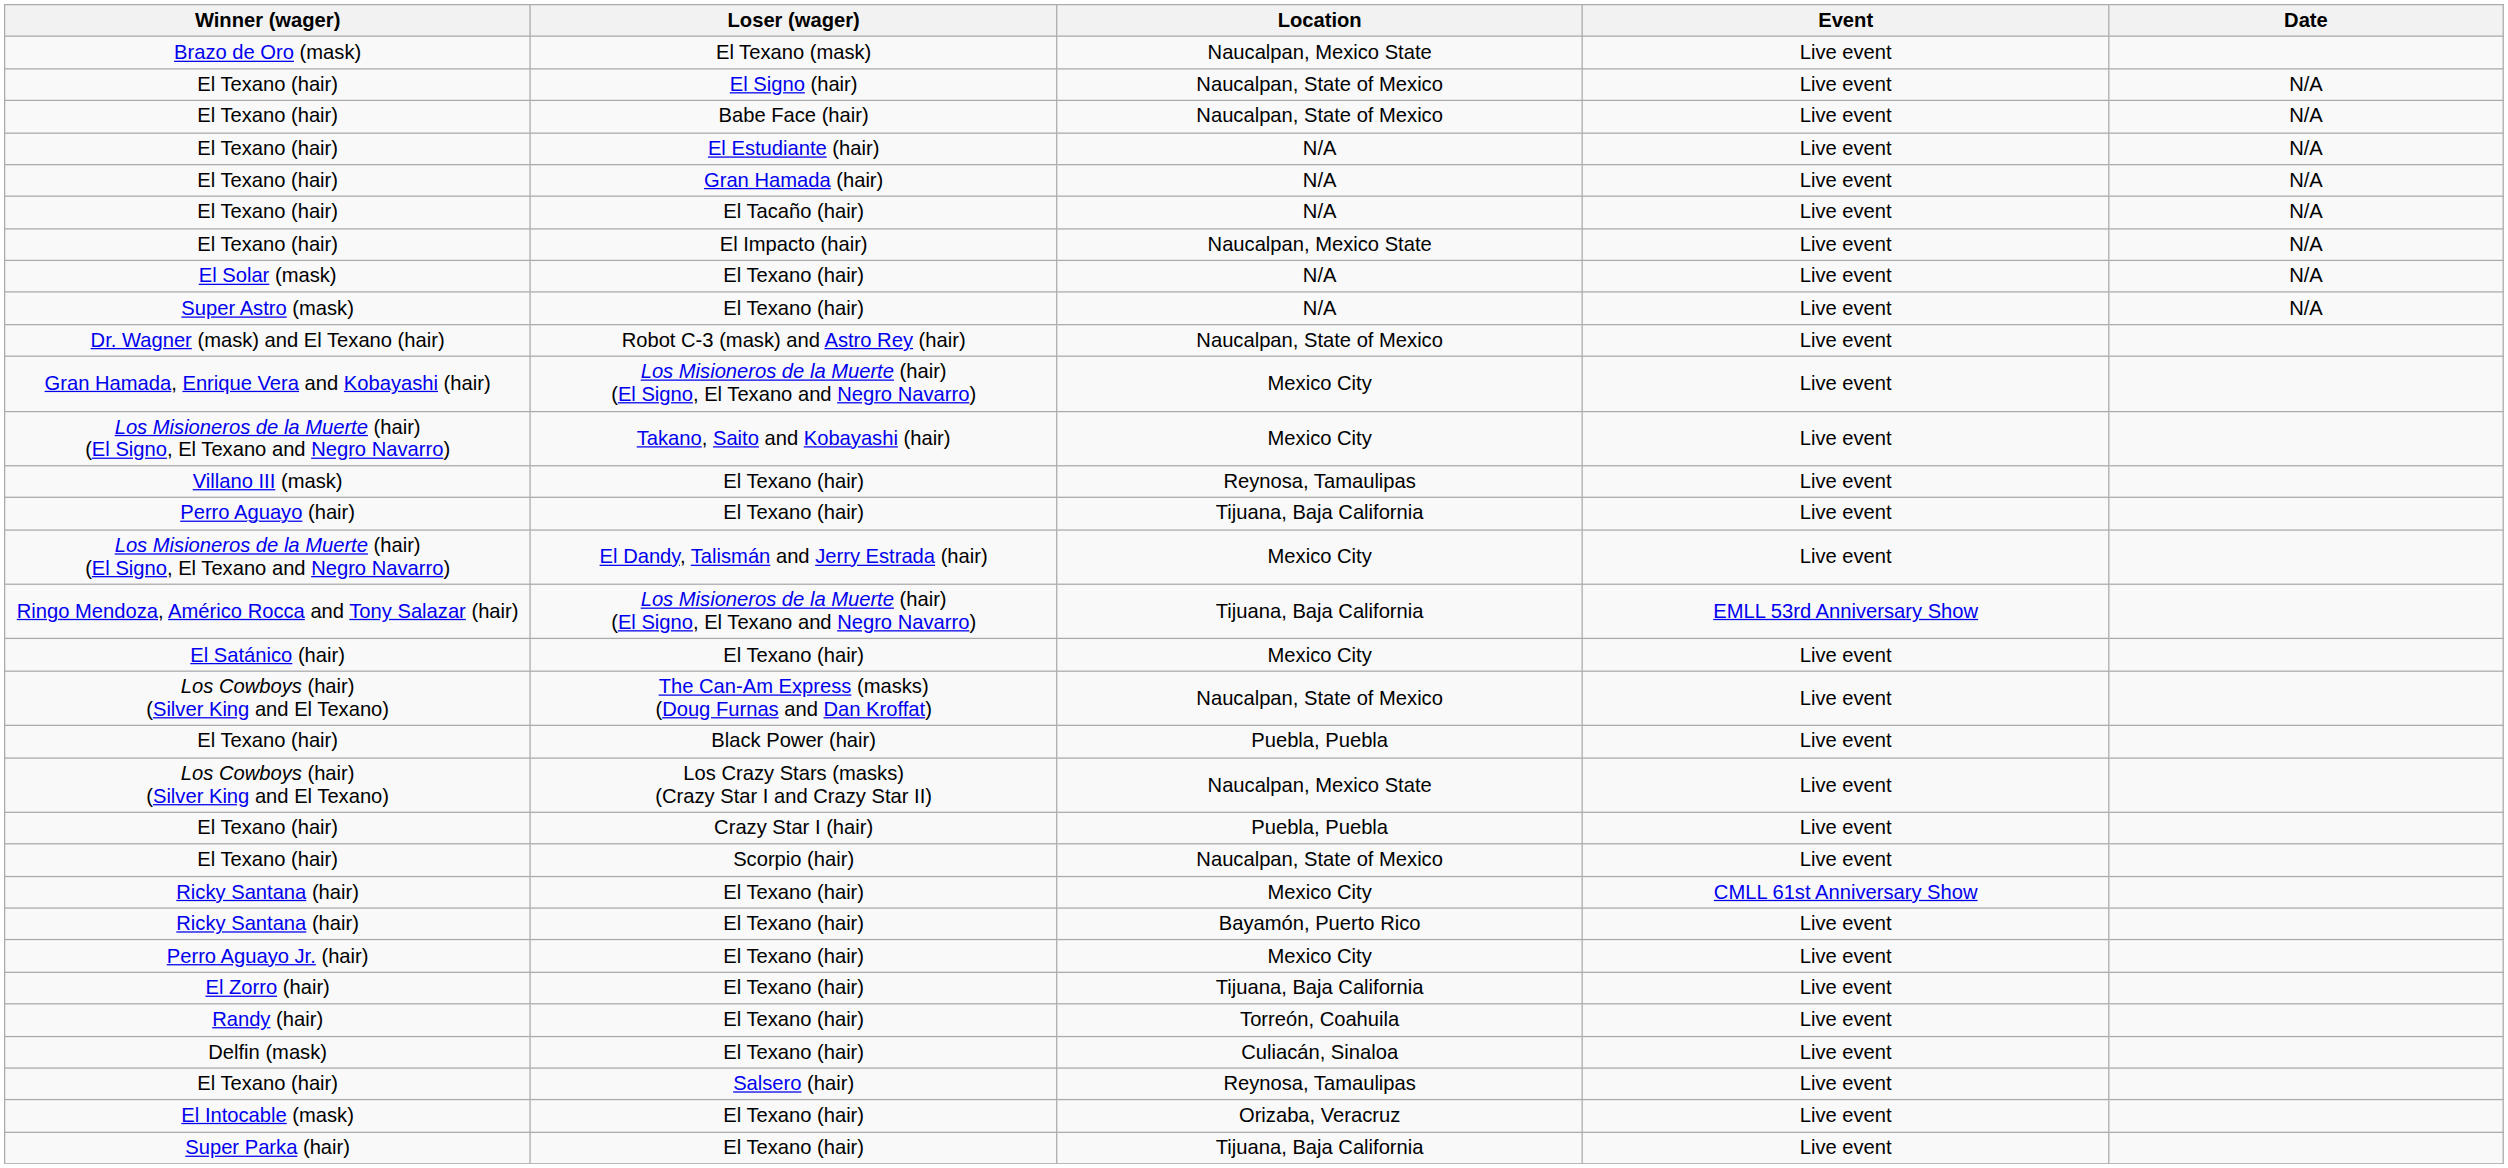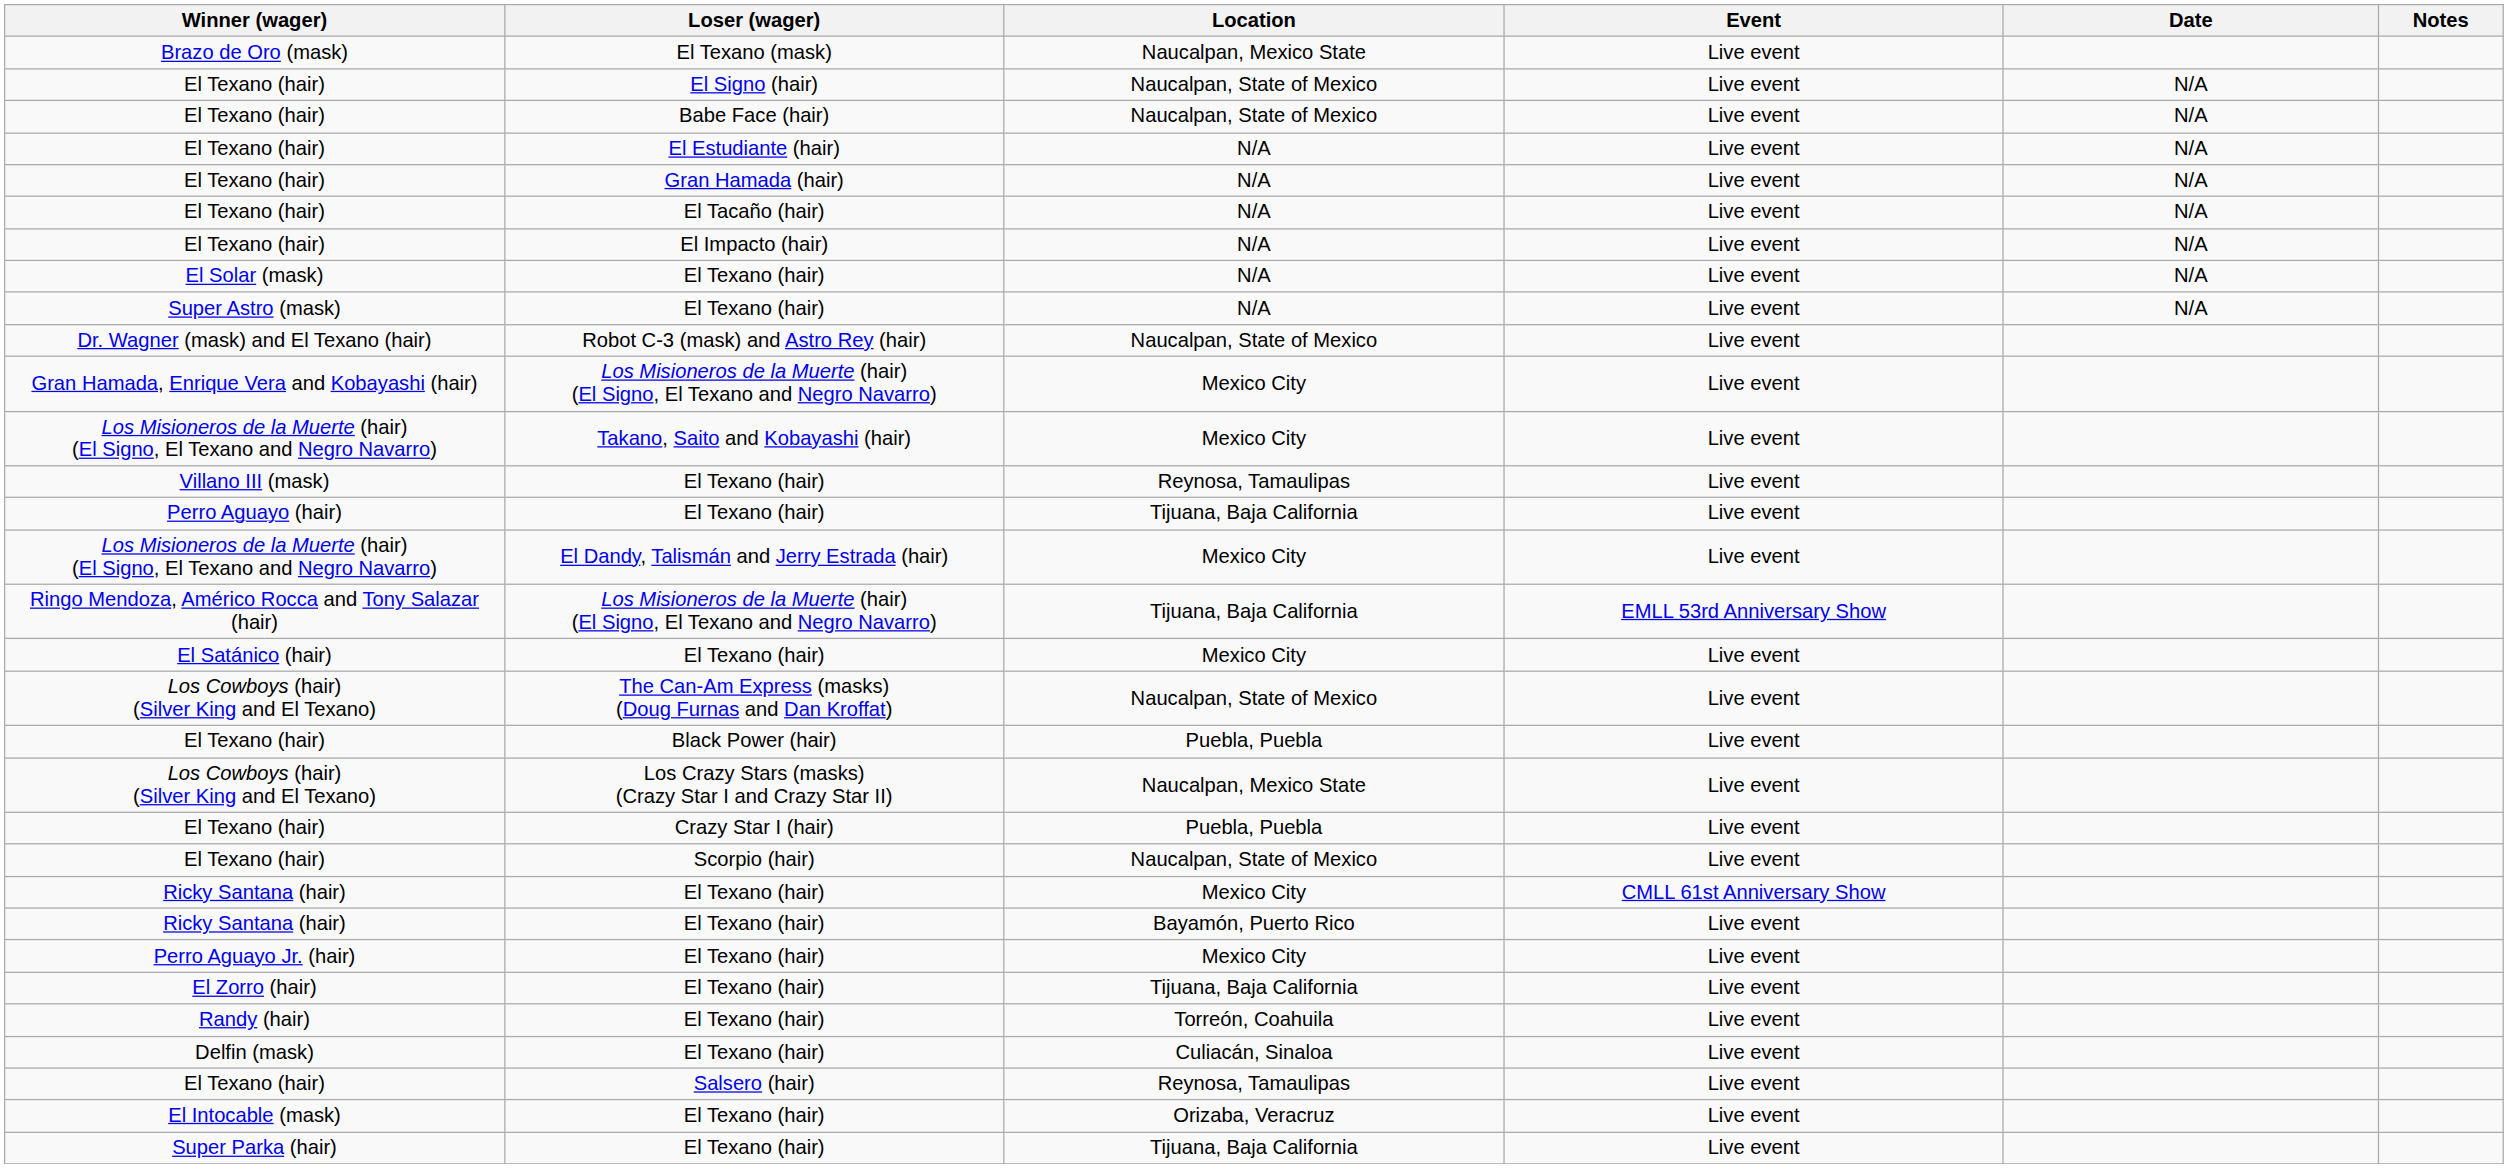+ column: (2441, 20)
(1320, 244) Naucalpan, Mexico State -> (1254, 244) N/A
